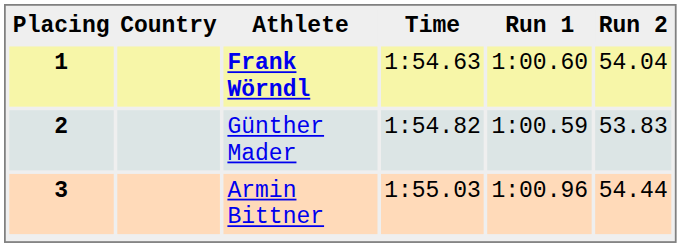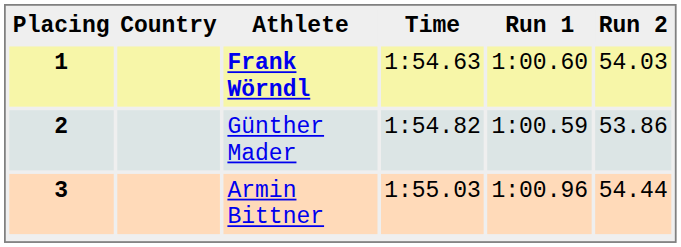(633, 63) 54.04 -> (633, 63) 54.03
(633, 127) 53.83 -> (633, 127) 53.86
